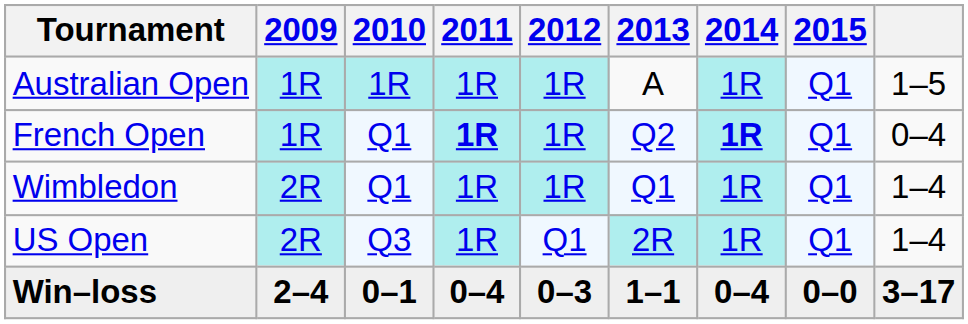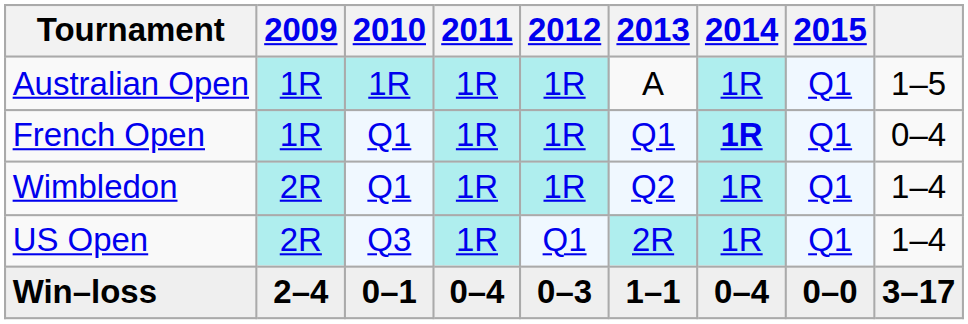(477, 135) bold -> (477, 135) normal
(653, 135) Q2 -> (653, 135) Q1
(653, 187) Q1 -> (653, 187) Q2
